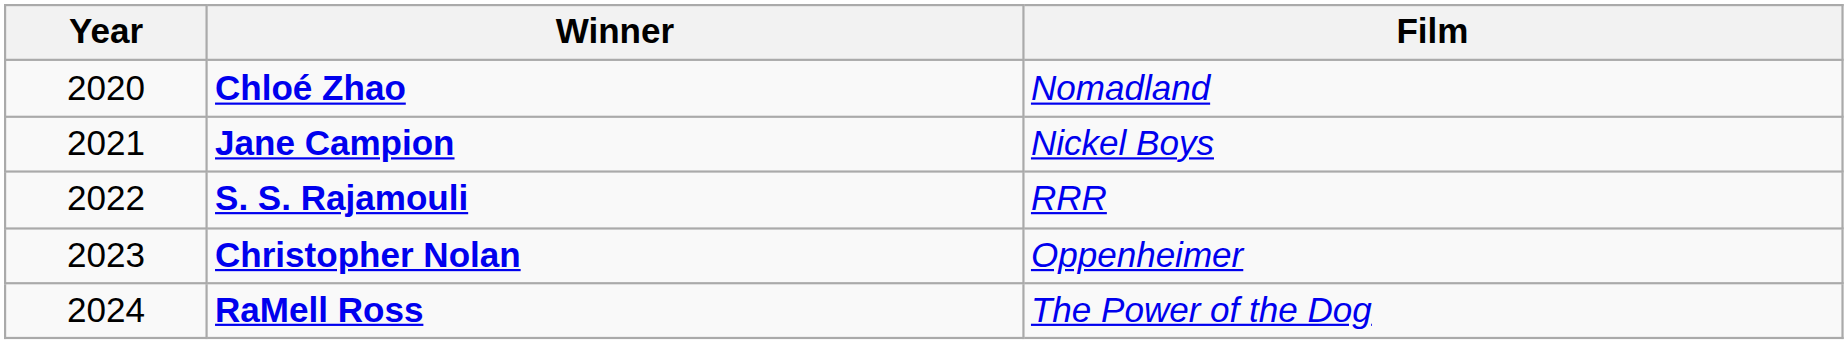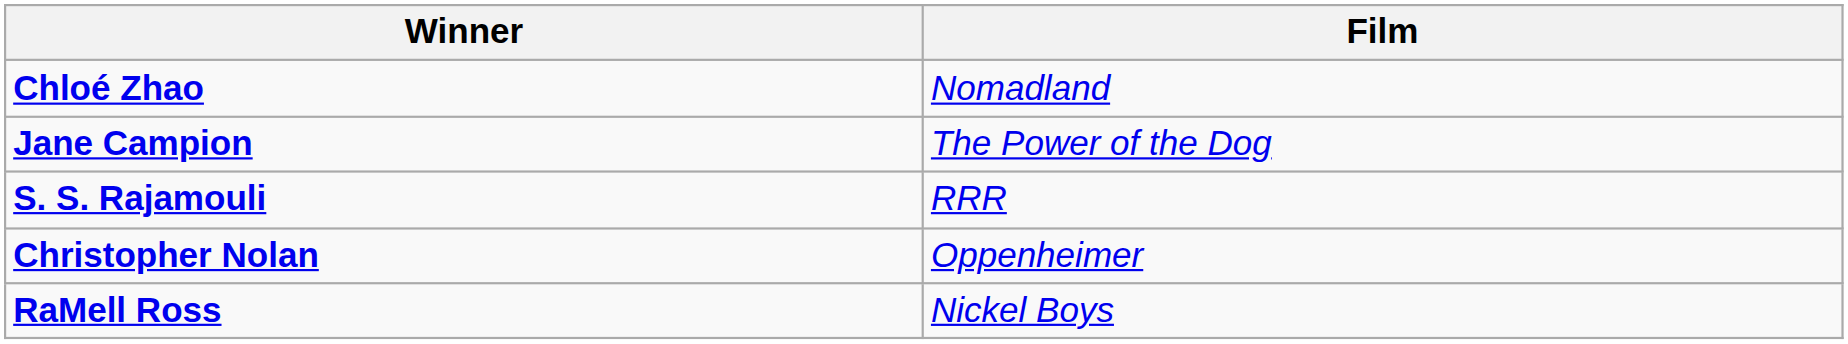- column: (106, 32)
(1122, 143) Nickel Boys -> (1101, 143) The Power of the Dog
(1201, 310) The Power of the Dog -> (1022, 310) Nickel Boys
